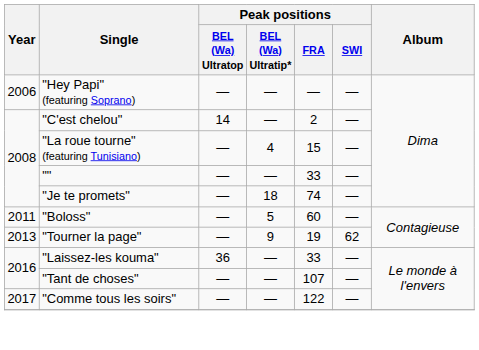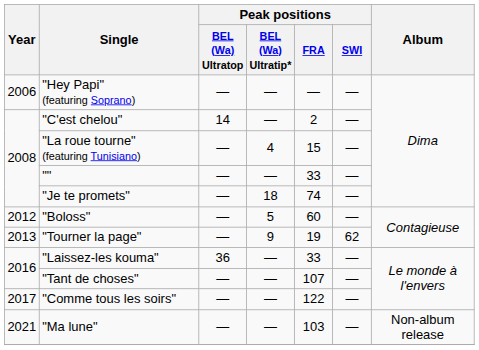(22, 216) 2011 -> (22, 216) 2012
+ row: (70, 327)
